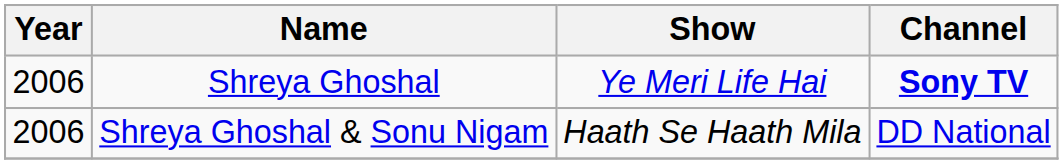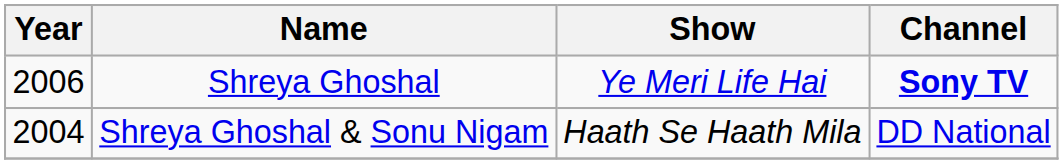(48, 132) 2006 -> (48, 132) 2004
